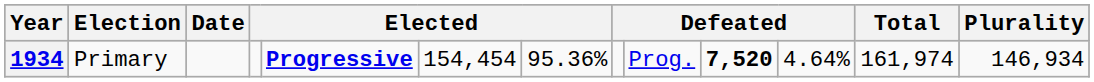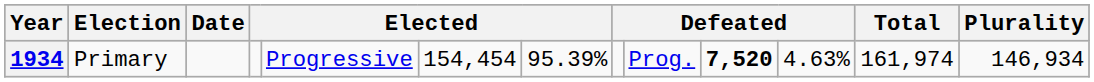(339, 59) bold -> (339, 59) normal
(567, 59) 95.36% -> (567, 59) 95.39%
(816, 59) 4.64% -> (816, 59) 4.63%
